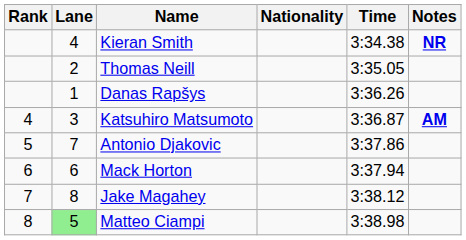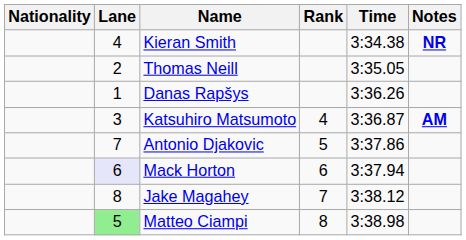columns swapped: (28, 17) <-> (302, 17)
(74, 171) no background -> (117, 171) lavender background
